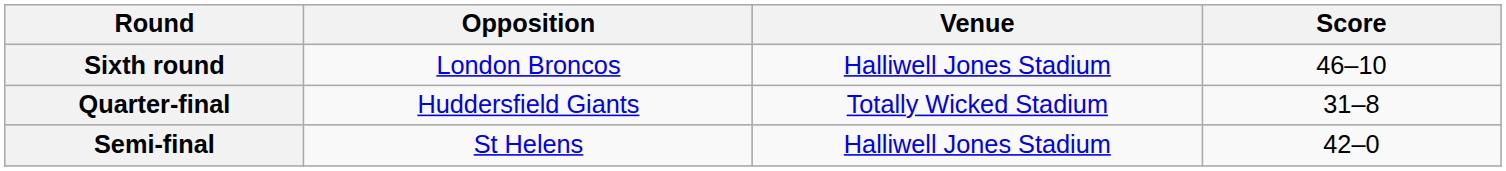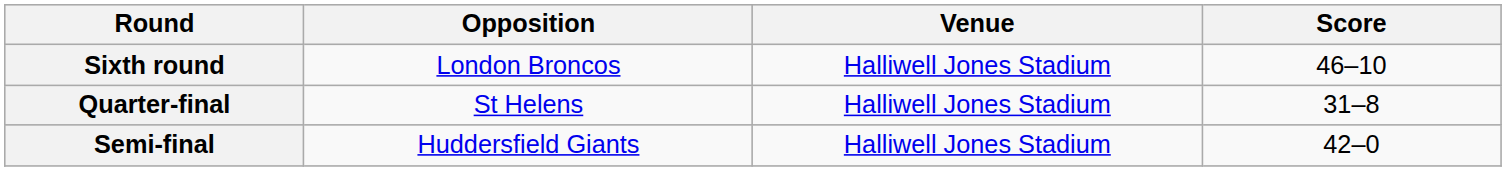(528, 104) Huddersfield Giants -> (528, 104) St Helens
(977, 104) Totally Wicked Stadium -> (977, 104) Halliwell Jones Stadium
(528, 144) St Helens -> (528, 144) Huddersfield Giants
